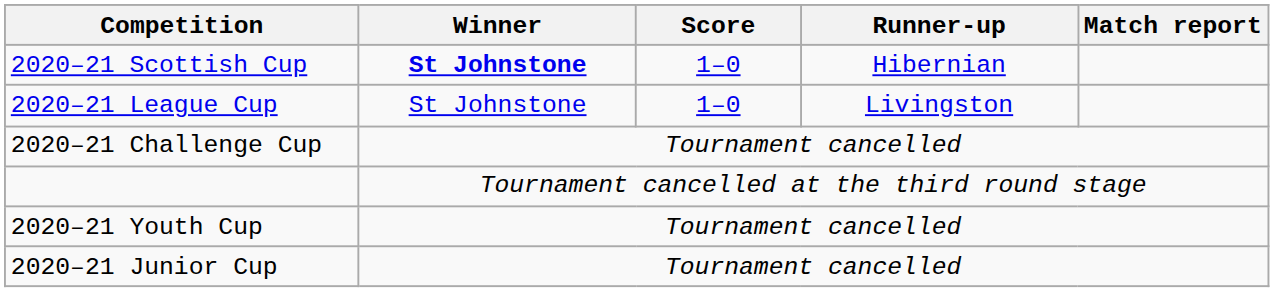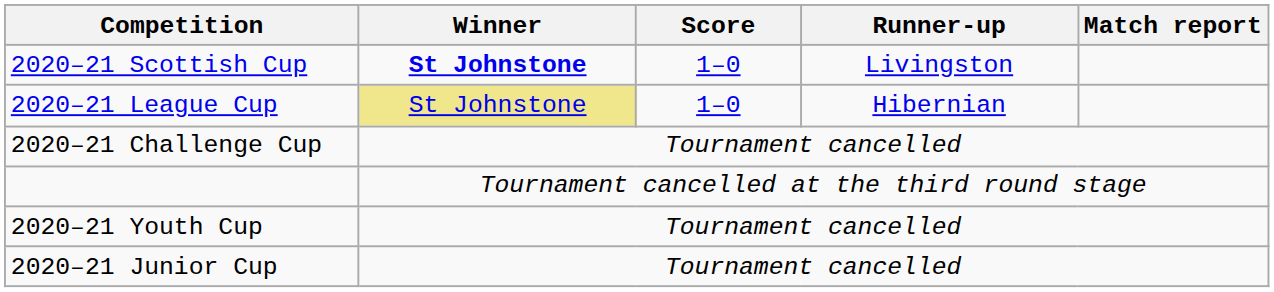(939, 65) Hibernian -> (939, 65) Livingston
(498, 106) no background -> (498, 106) khaki background
(939, 106) Livingston -> (939, 106) Hibernian
